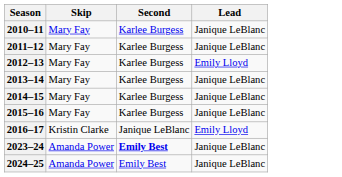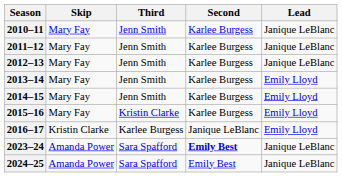+ column: (151, 12)
(221, 63) Emily Lloyd -> (299, 63) Janique LeBlanc
(230, 79) Janique LeBlanc -> (291, 79) Emily Lloyd
(230, 96) Janique LeBlanc -> (291, 96) Emily Lloyd
(230, 113) Janique LeBlanc -> (291, 113) Emily Lloyd
